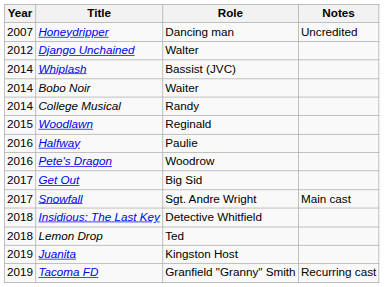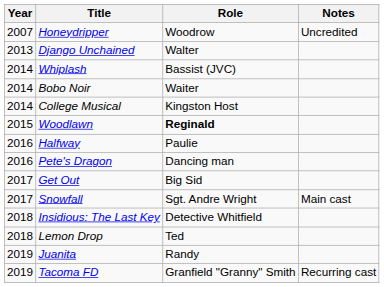(200, 32) Dancing man -> (190, 32) Woodrow
(20, 50) 2012 -> (20, 50) 2013
(182, 106) Randy -> (202, 106) Kingston Host
(188, 124) normal -> (190, 124) bold
(190, 161) Woodrow -> (200, 161) Dancing man
(202, 254) Kingston Host -> (182, 254) Randy
